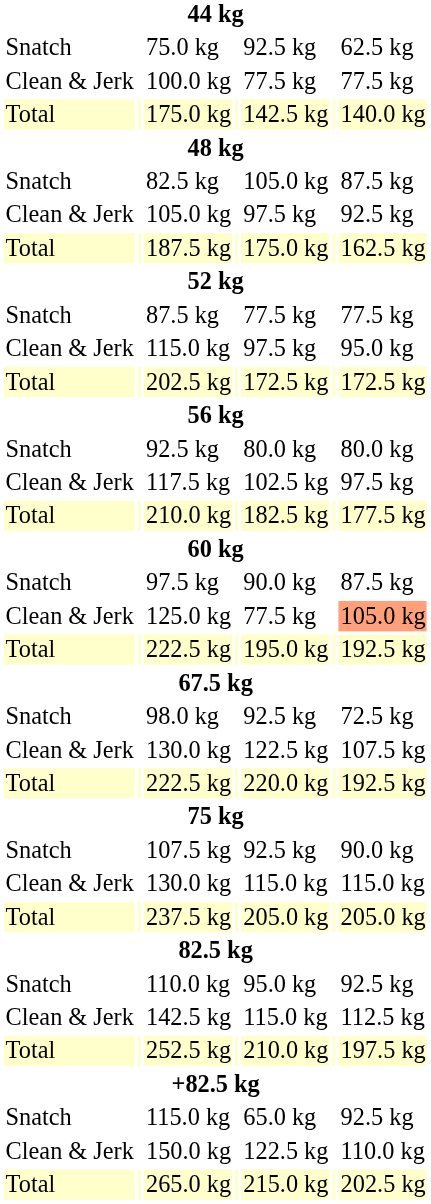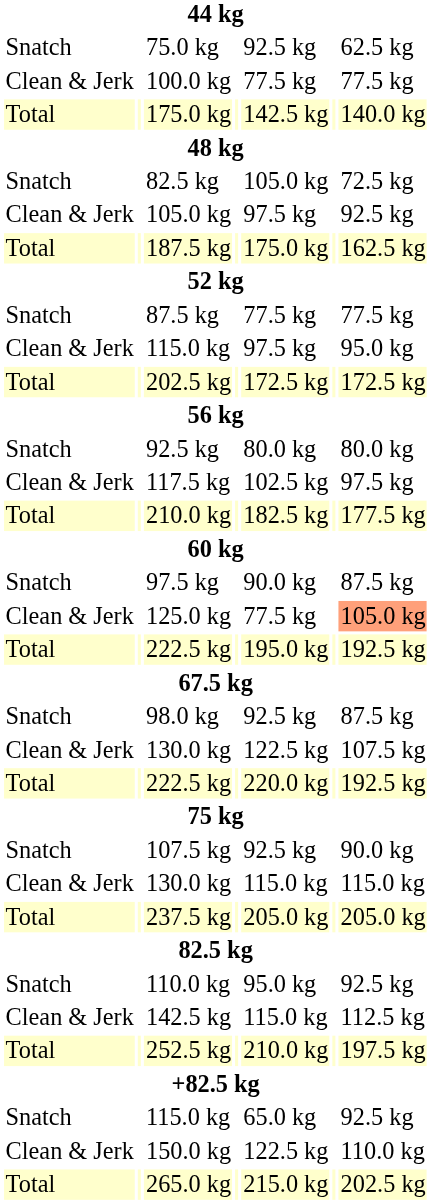(377, 181) 87.5 kg -> (377, 181) 72.5 kg
(377, 716) 72.5 kg -> (377, 716) 87.5 kg
